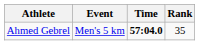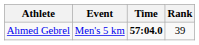(180, 31) 35 -> (180, 31) 39
